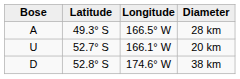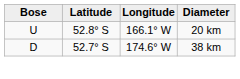- row: (206, 30)
(91, 47) 52.7° S -> (91, 30) 52.8° S
(91, 64) 52.8° S -> (91, 47) 52.7° S
